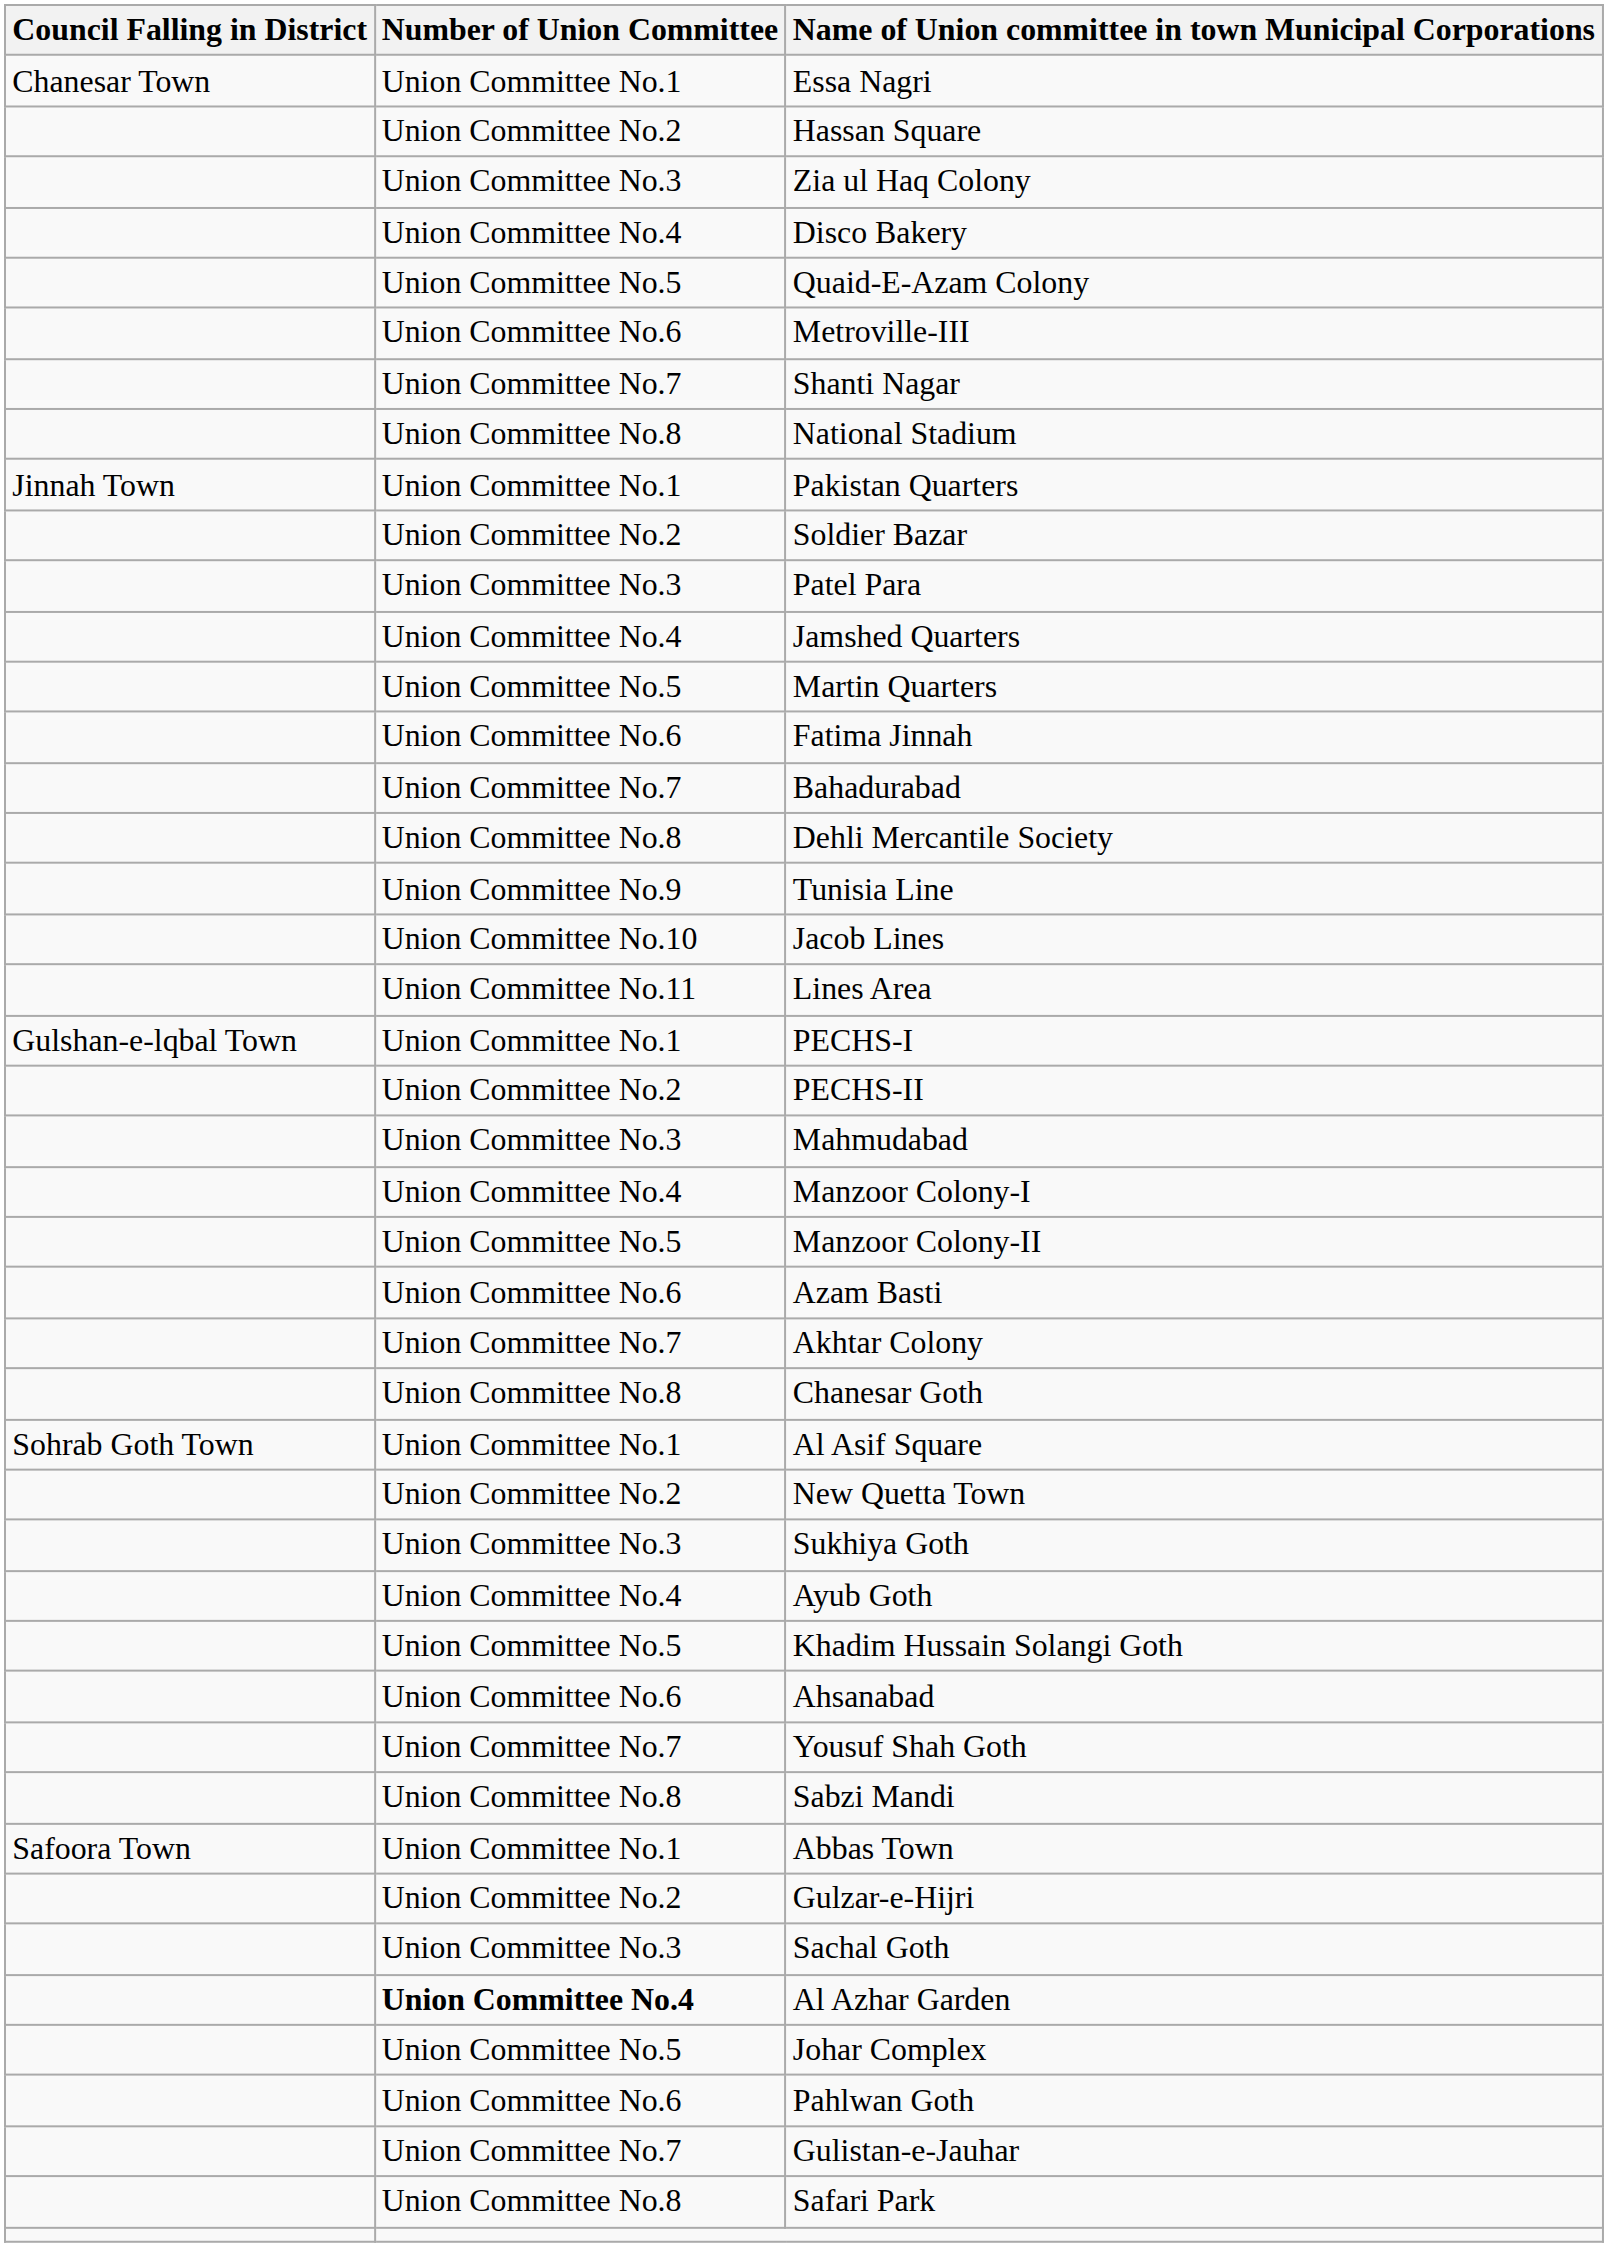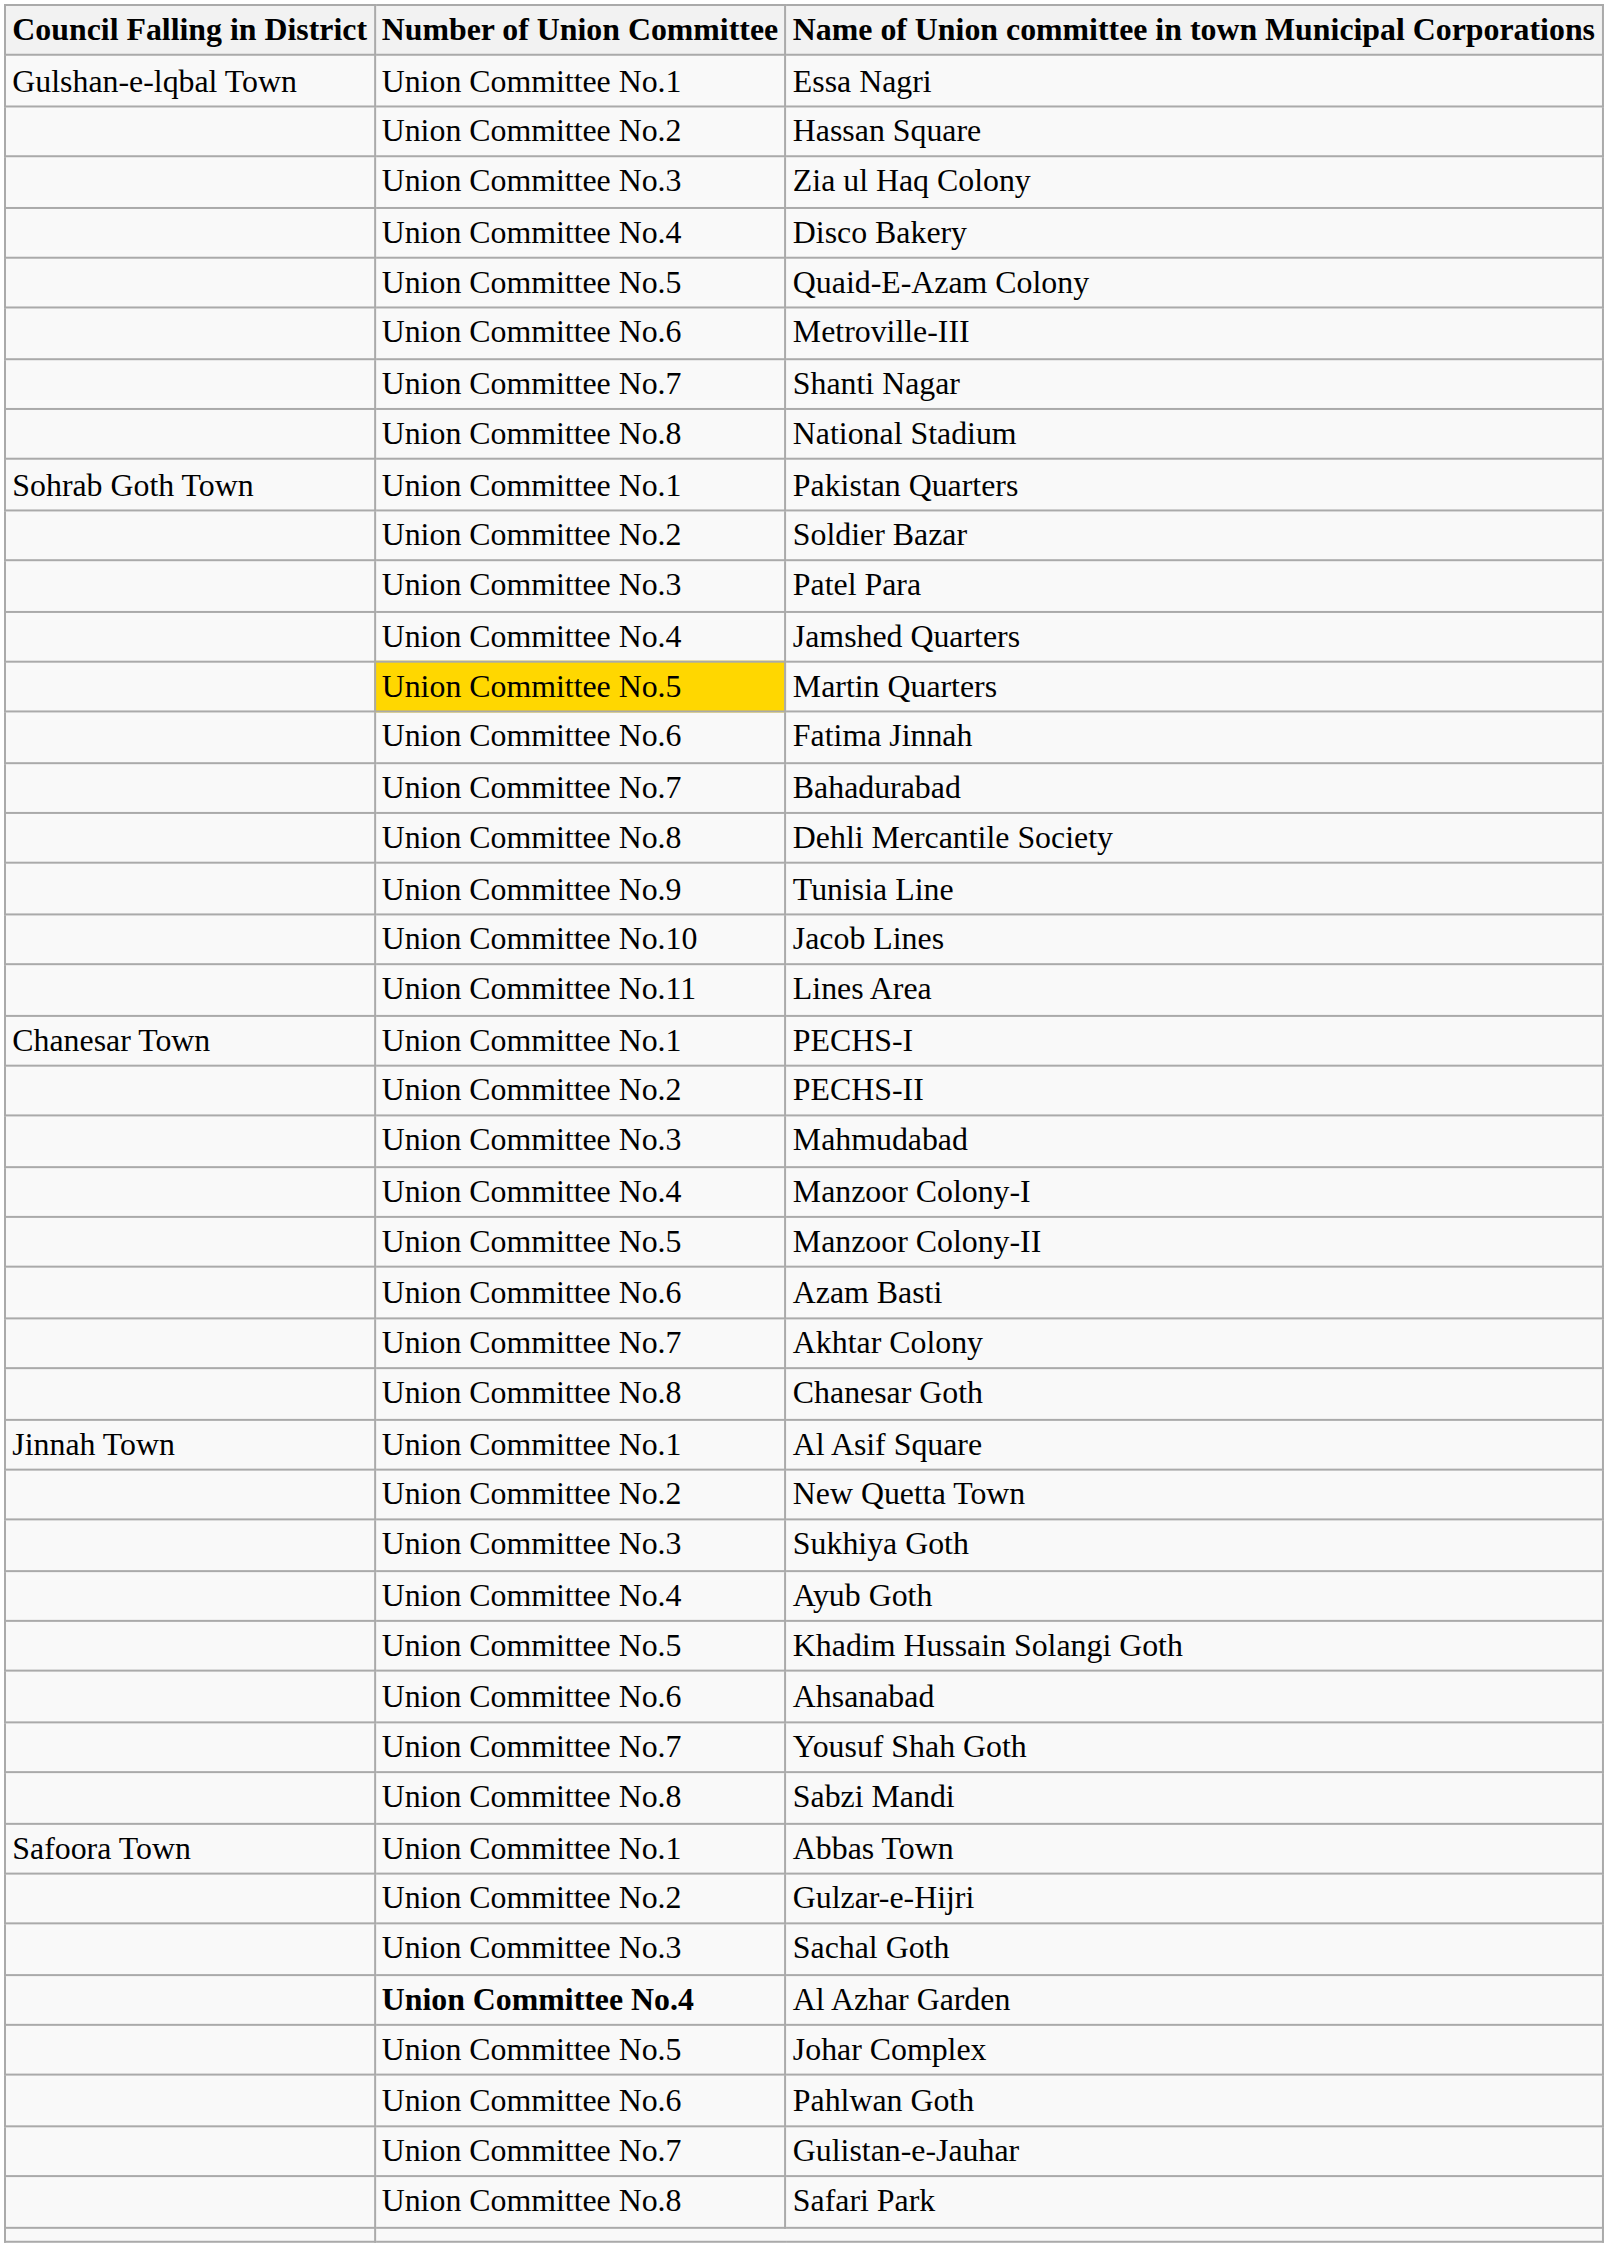(111, 80) Chanesar Town -> (155, 80) Gulshan-e-lqbal Town
(94, 484) Jinnah Town -> (133, 484) Sohrab Goth Town
(532, 686) no background -> (532, 686) gold background
(155, 1039) Gulshan-e-lqbal Town -> (111, 1039) Chanesar Town
(133, 1443) Sohrab Goth Town -> (94, 1443) Jinnah Town
